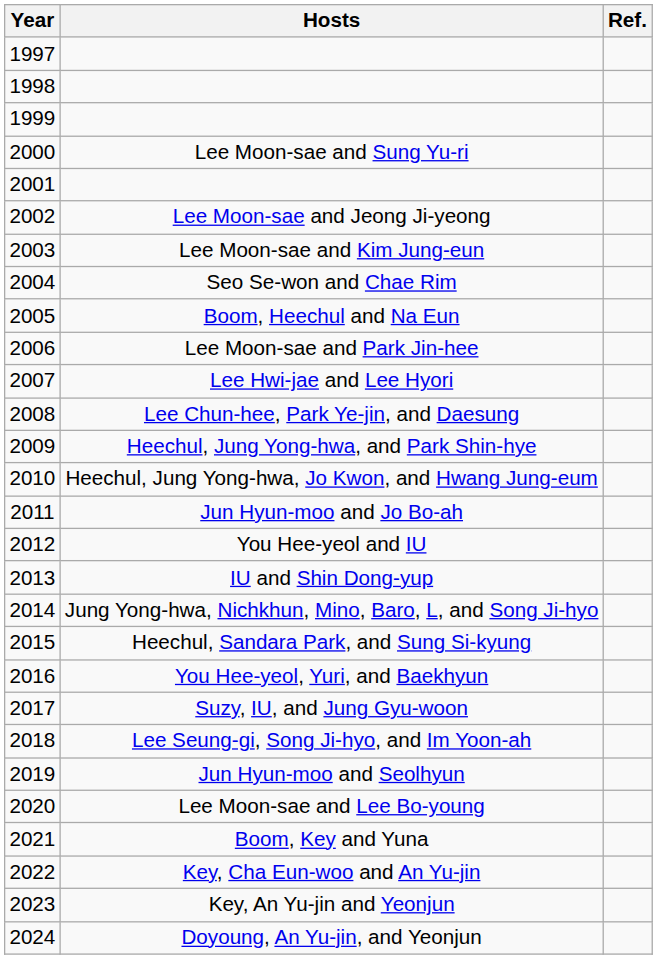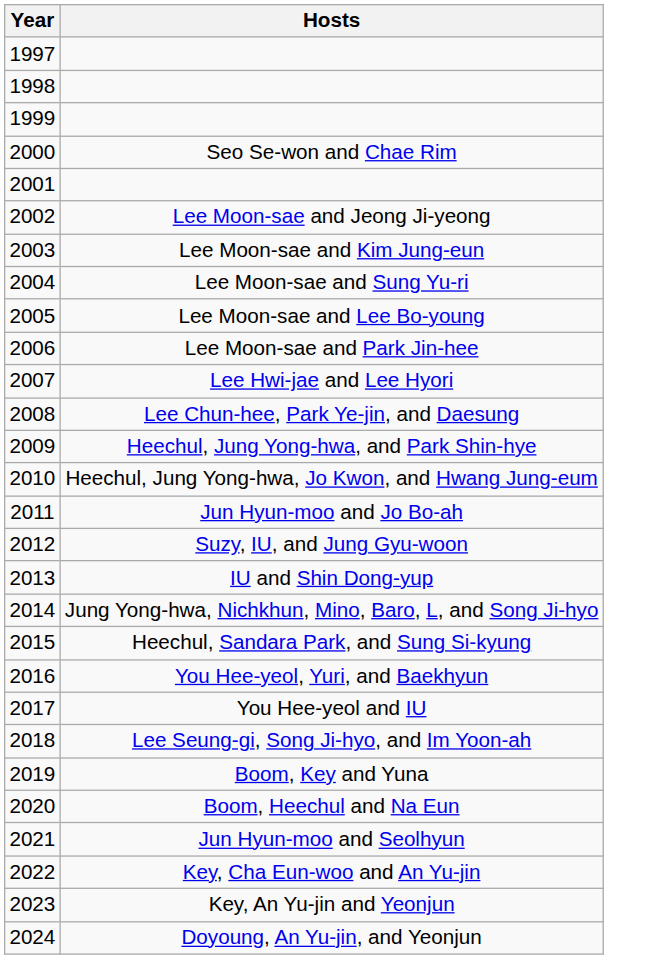- column: (627, 20)
(332, 151) Lee Moon-sae and Sung Yu-ri -> (332, 151) Seo Se-won and Chae Rim
(332, 282) Seo Se-won and Chae Rim -> (332, 282) Lee Moon-sae and Sung Yu-ri
(332, 315) Boom, Heechul and Na Eun -> (332, 315) Lee Moon-sae and Lee Bo-young
(332, 544) You Hee-yeol and IU -> (332, 544) Suzy, IU, and Jung Gyu-woon
(332, 708) Suzy, IU, and Jung Gyu-woon -> (332, 708) You Hee-yeol and IU
(332, 773) Jun Hyun-moo and Seolhyun -> (332, 773) Boom, Key and Yuna
(332, 806) Lee Moon-sae and Lee Bo-young -> (332, 806) Boom, Heechul and Na Eun
(332, 839) Boom, Key and Yuna -> (332, 839) Jun Hyun-moo and Seolhyun
